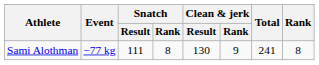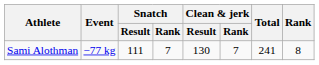(168, 50) 8 -> (168, 50) 7
(236, 50) 9 -> (236, 50) 7
